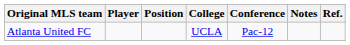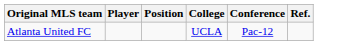- column: (304, 13)
